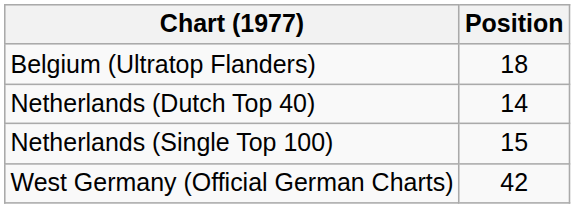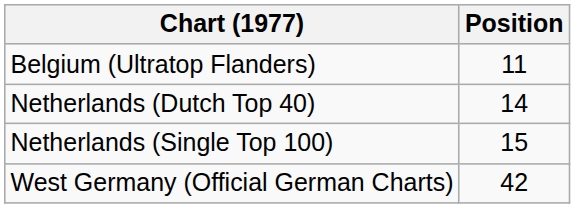(514, 63) 18 -> (514, 63) 11
